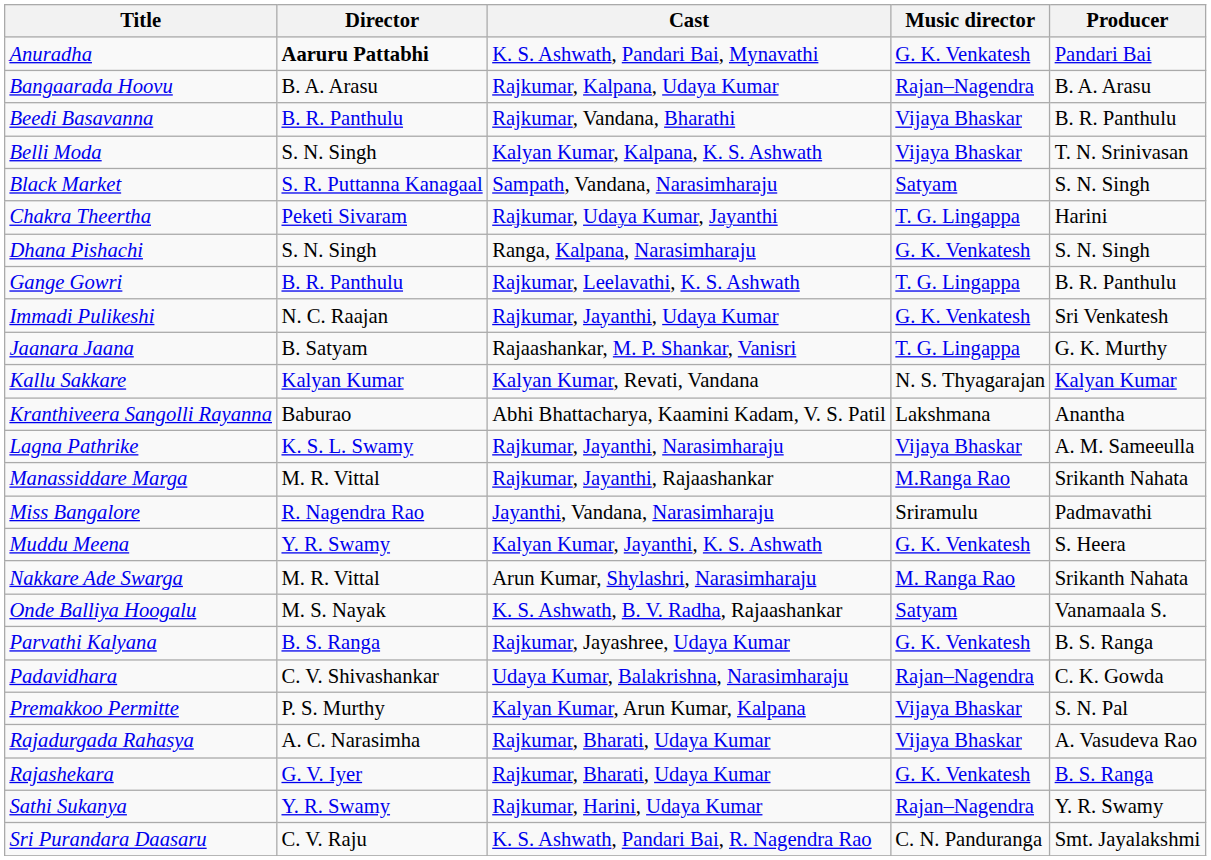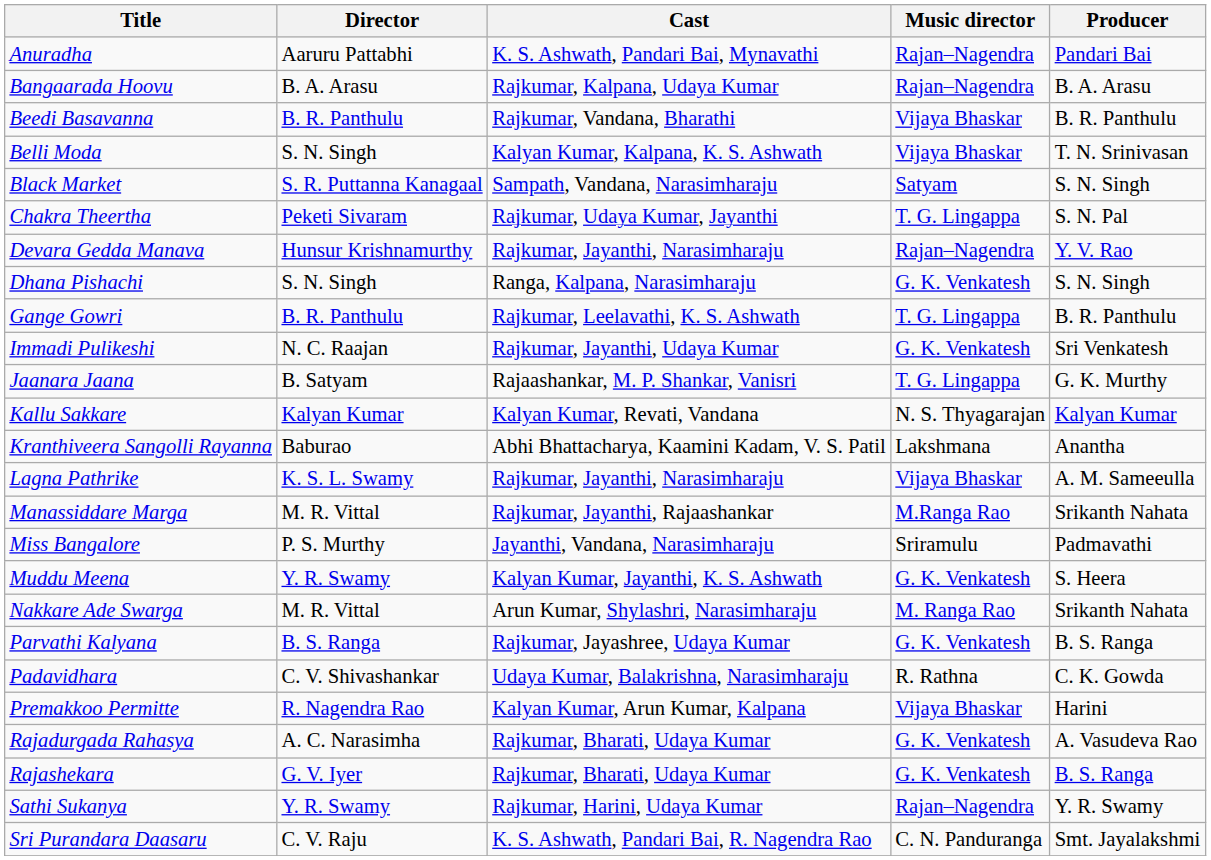(355, 53) bold -> (347, 53) normal
(963, 53) G. K. Venkatesh -> (965, 53) Rajan–Nagendra
(1081, 217) Harini -> (1091, 217) S. N. Pal
+ row: (107, 250)
(353, 511) R. Nagendra Rao -> (333, 544) P. S. Murthy
- row: (103, 610)
(965, 675) Rajan–Nagendra -> (937, 675) R. Rathna
(333, 708) P. S. Murthy -> (353, 708) R. Nagendra Rao
(1091, 708) S. N. Pal -> (1081, 708) Harini
(959, 741) Vijaya Bhaskar -> (963, 741) G. K. Venkatesh
